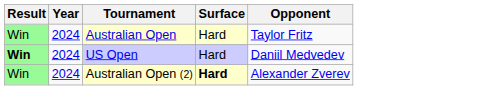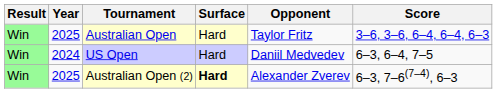+ column: (422, 14)
(66, 34) 2024 -> (66, 34) 2025
(19, 54) bold -> (18, 54) normal
(66, 74) 2024 -> (66, 76) 2025
